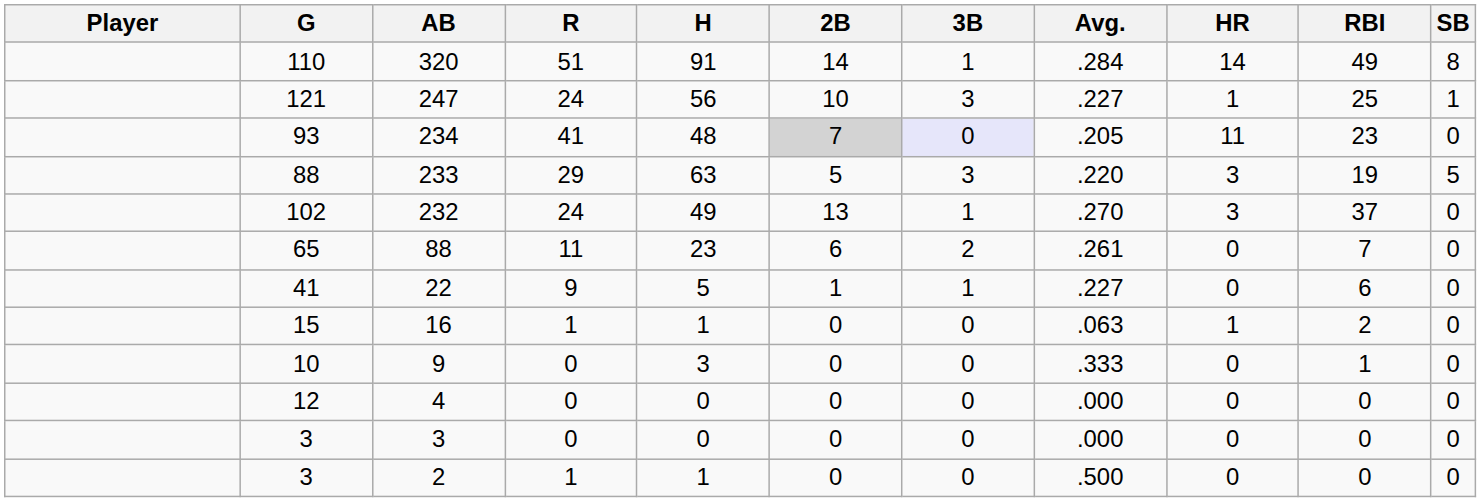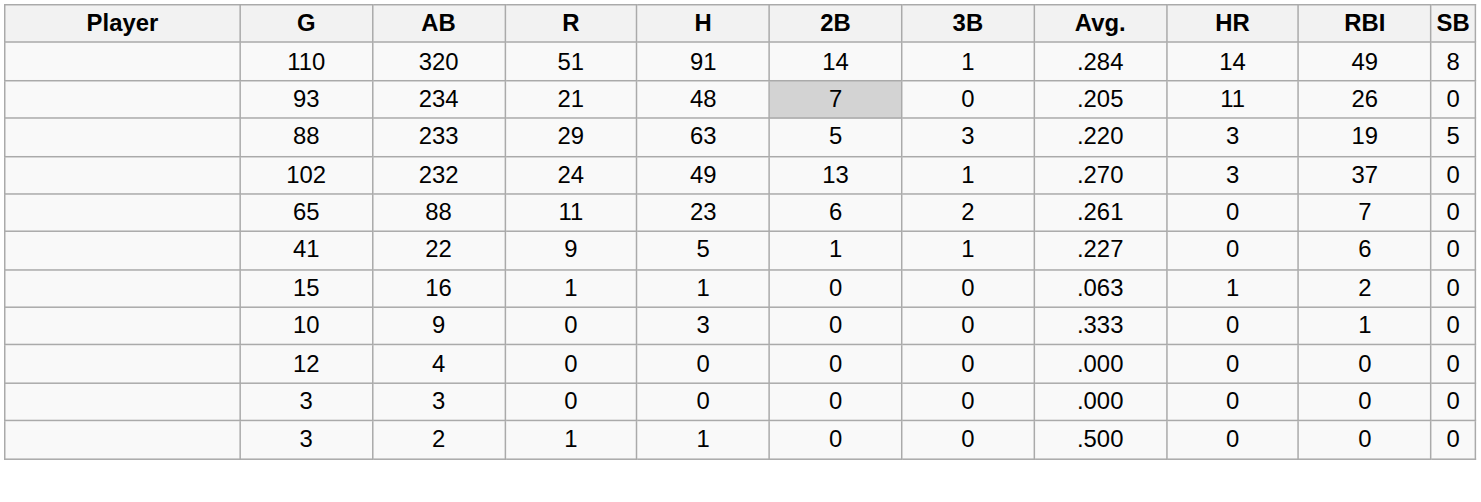- row: (439, 99)
(571, 136) 41 -> (571, 99) 21
(968, 136) lavender background -> (968, 99) no background
(1365, 136) 23 -> (1365, 99) 26
